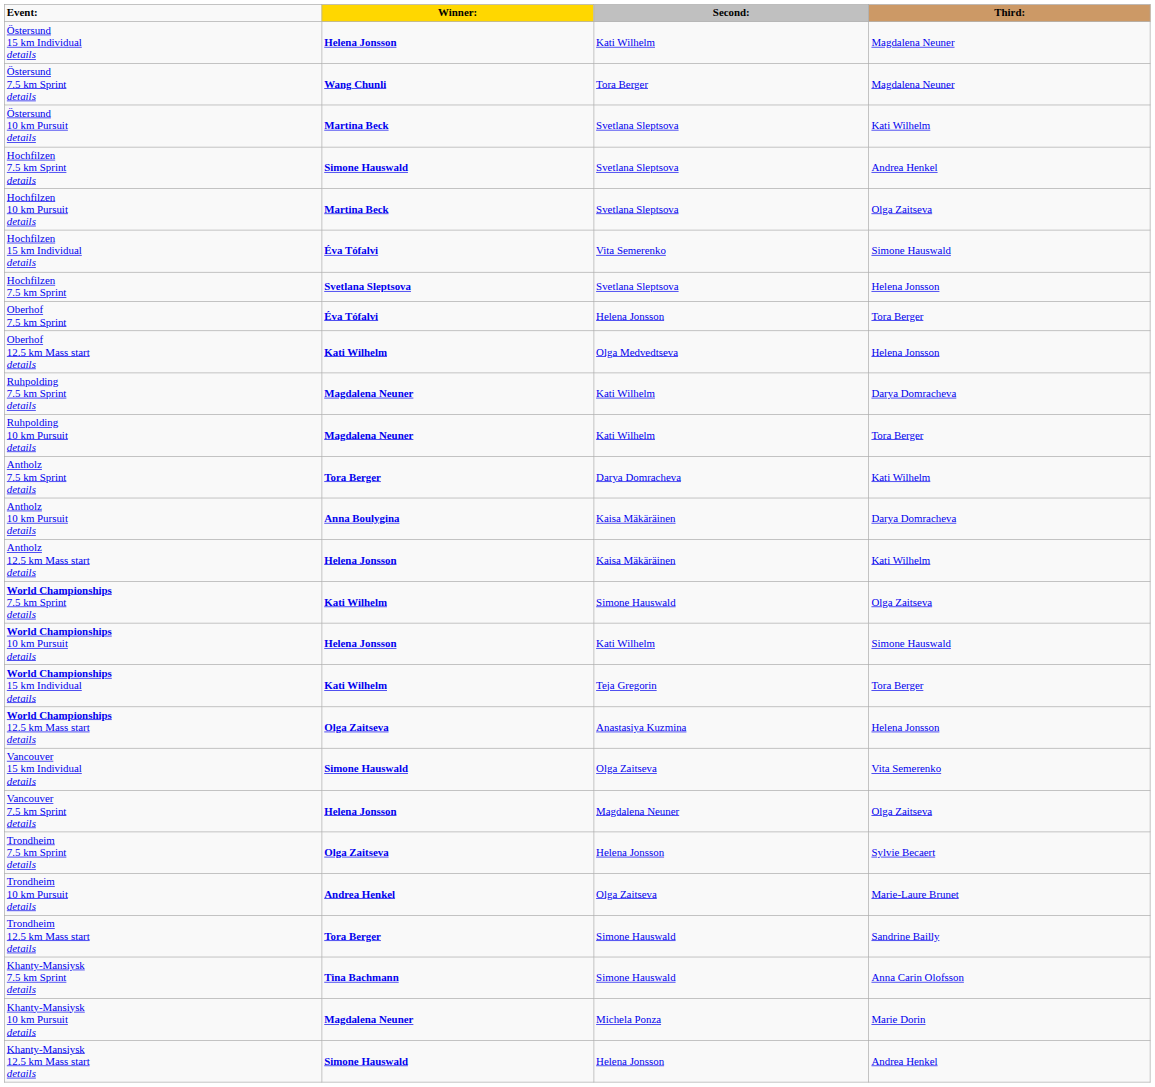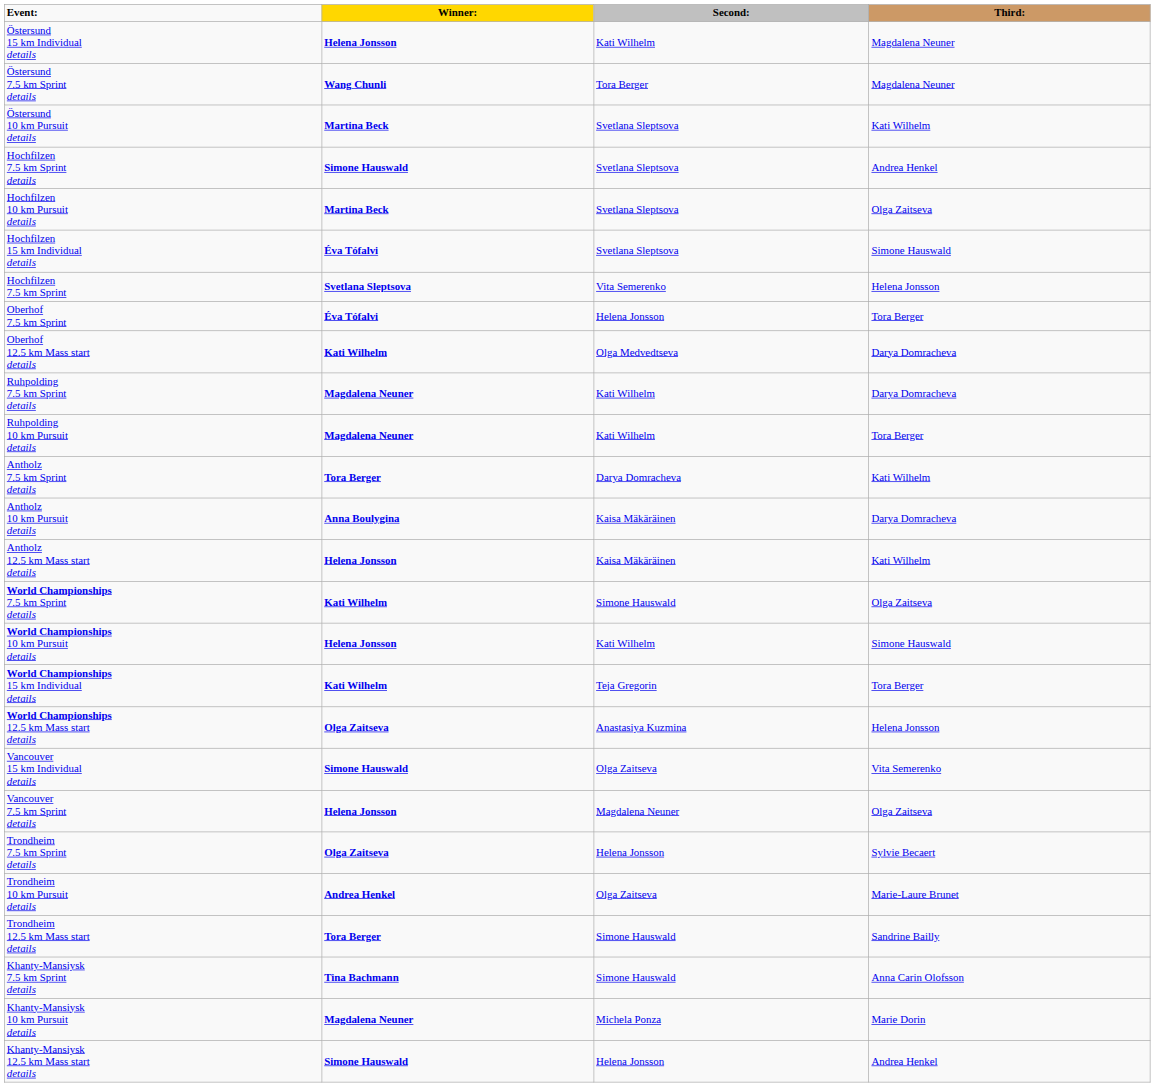(631, 251) Vita Semerenko -> (637, 251) Svetlana Sleptsova
(637, 286) Svetlana Sleptsova -> (631, 286) Vita Semerenko
(905, 352) Helena Jonsson -> (914, 352) Darya Domracheva
